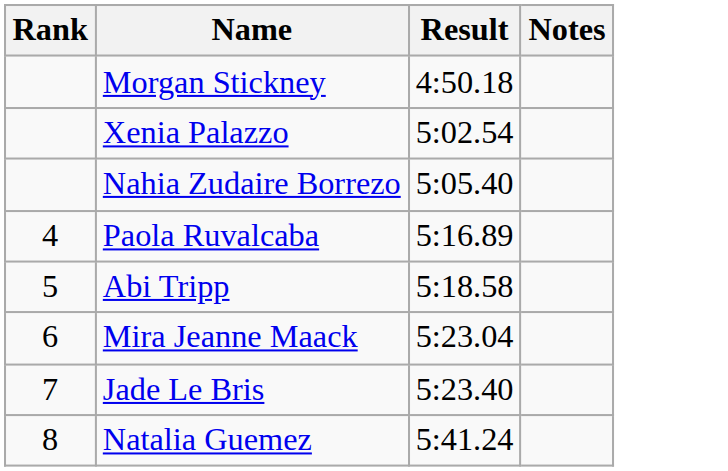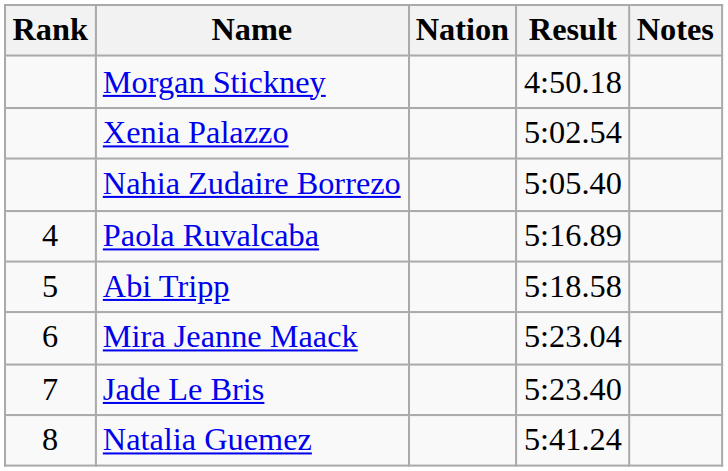+ column: (462, 30)
